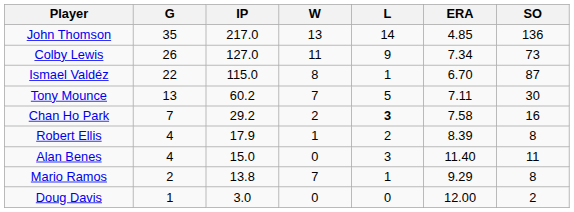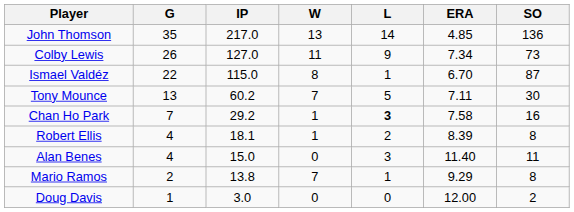(315, 116) 2 -> (315, 116) 1
(242, 136) 17.9 -> (242, 136) 18.1
